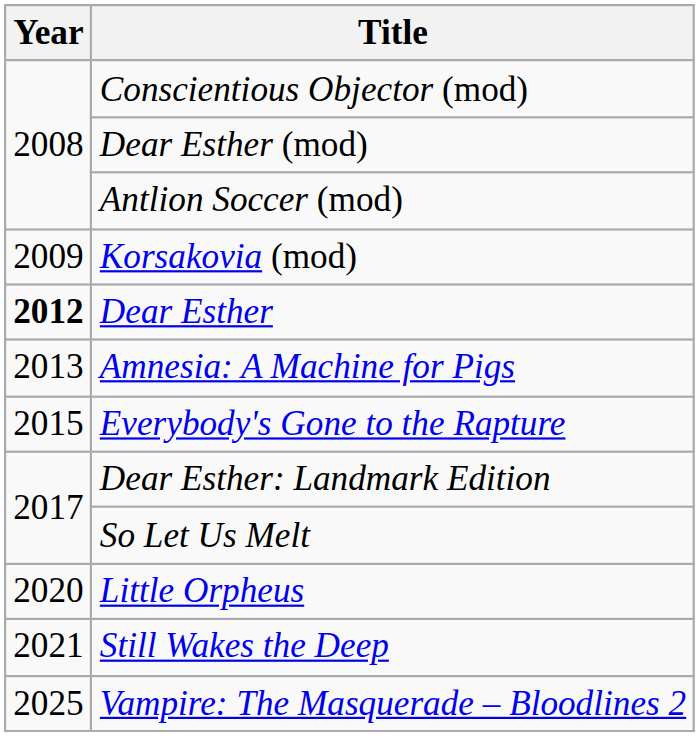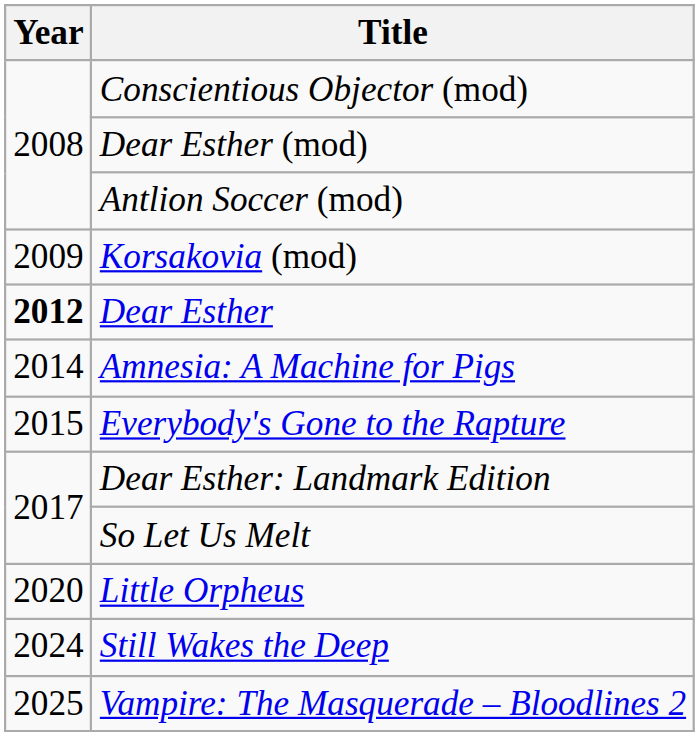(48, 367) 2013 -> (48, 367) 2014
(48, 646) 2021 -> (48, 646) 2024
